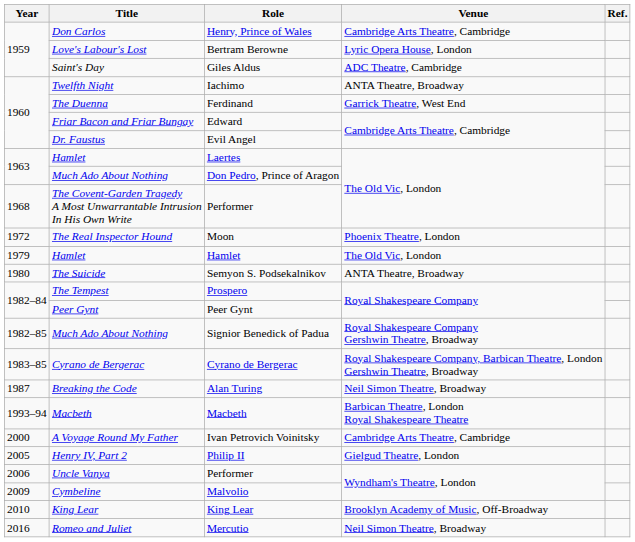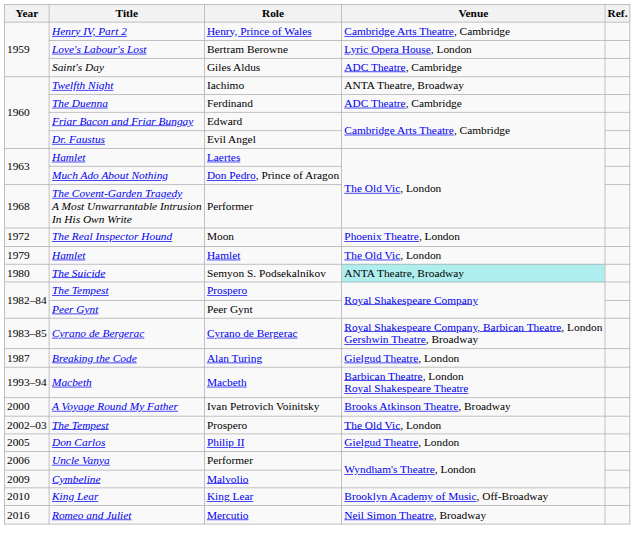(79, 31) Don Carlos -> (89, 31) Henry IV, Part 2
(405, 103) Garrick Theatre, West End -> (403, 103) ADC Theatre, Cambridge
(404, 273) no background -> (404, 273) paleturquoise background
- row: (27, 333)
(415, 388) Neil Simon Theatre, Broadway -> (402, 358) Gielgud Theatre, London
(427, 437) Cambridge Arts Theatre, Cambridge -> (428, 406) Brooks Atkinson Theatre, Broadway
+ row: (27, 424)
(89, 455) Henry IV, Part 2 -> (79, 442) Don Carlos
